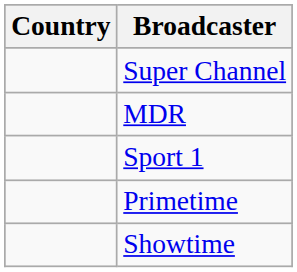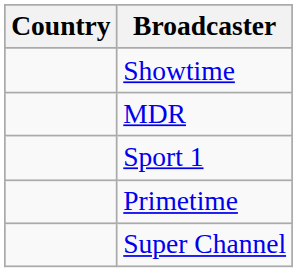rows swapped: (205, 69) <-> (179, 244)
